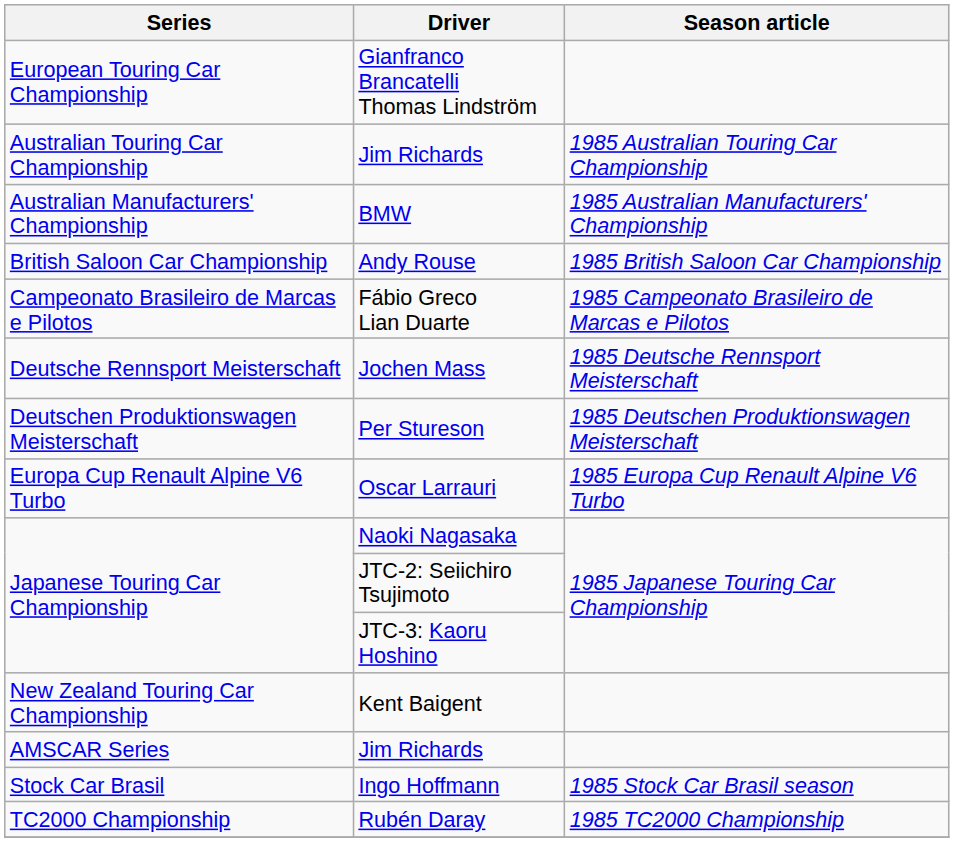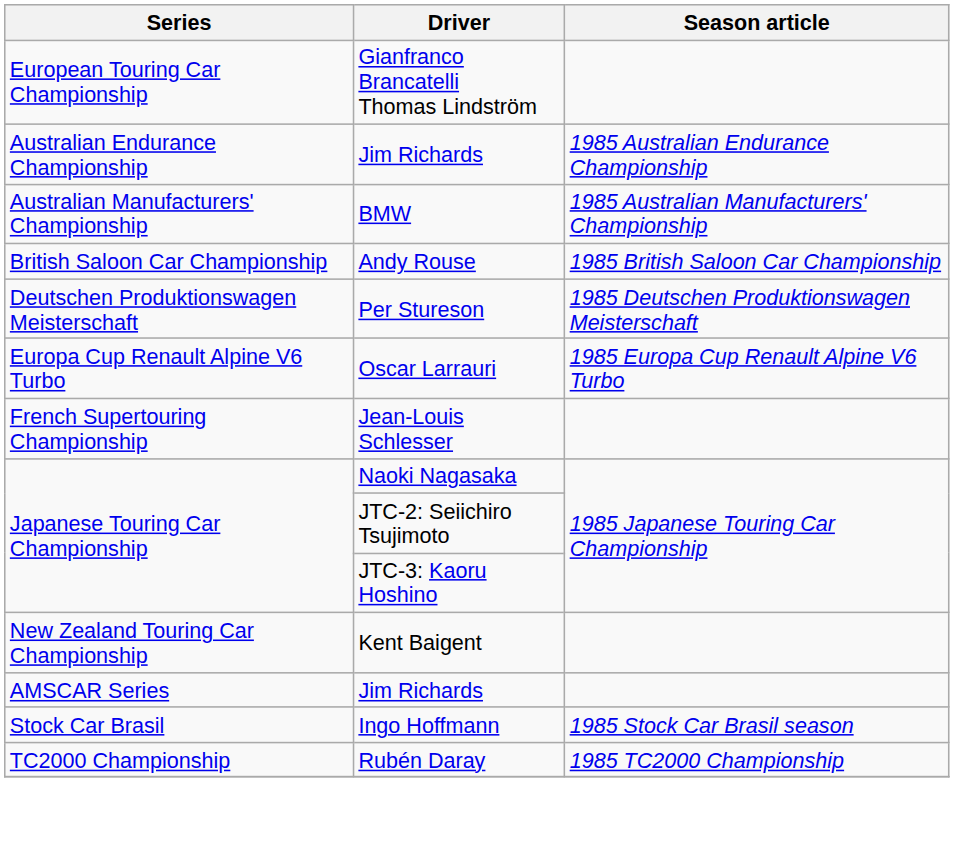- row: (116, 154)
+ row: (113, 154)
- row: (173, 309)
- row: (175, 368)
+ row: (108, 428)
